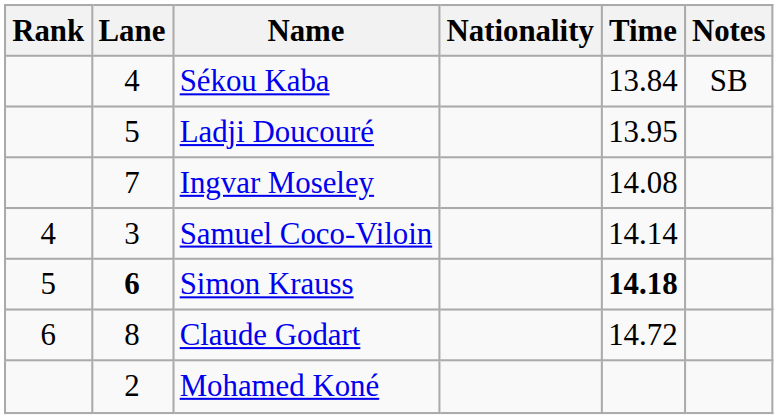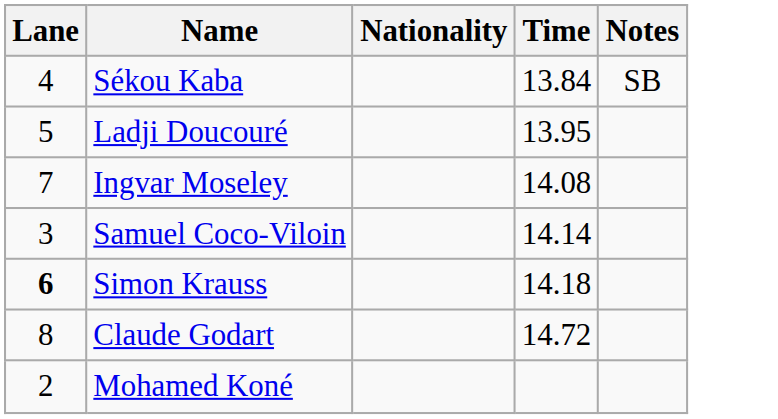- column: (48, 30)
(643, 284) bold -> (557, 284) normal
